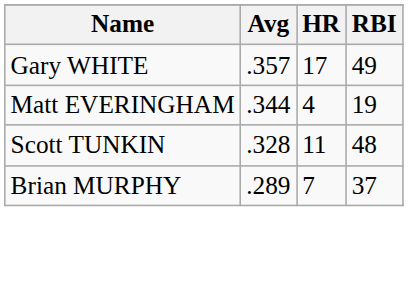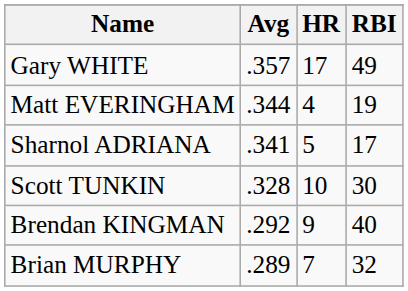+ row: (111, 144)
(314, 144) 11 -> (315, 184) 10
(364, 144) 48 -> (364, 184) 30
+ row: (118, 225)
(364, 184) 37 -> (364, 265) 32
